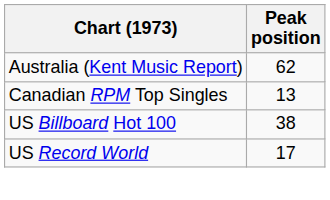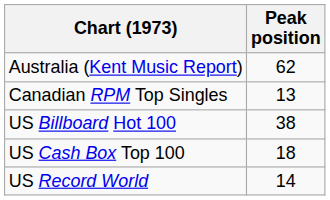+ row: (97, 152)
(286, 152) 17 -> (286, 180) 14
